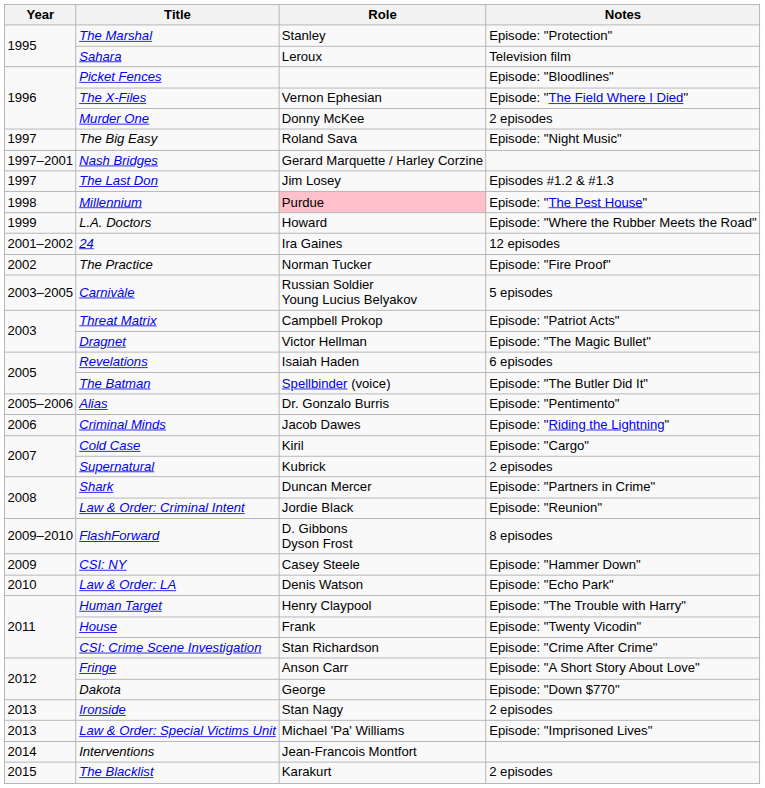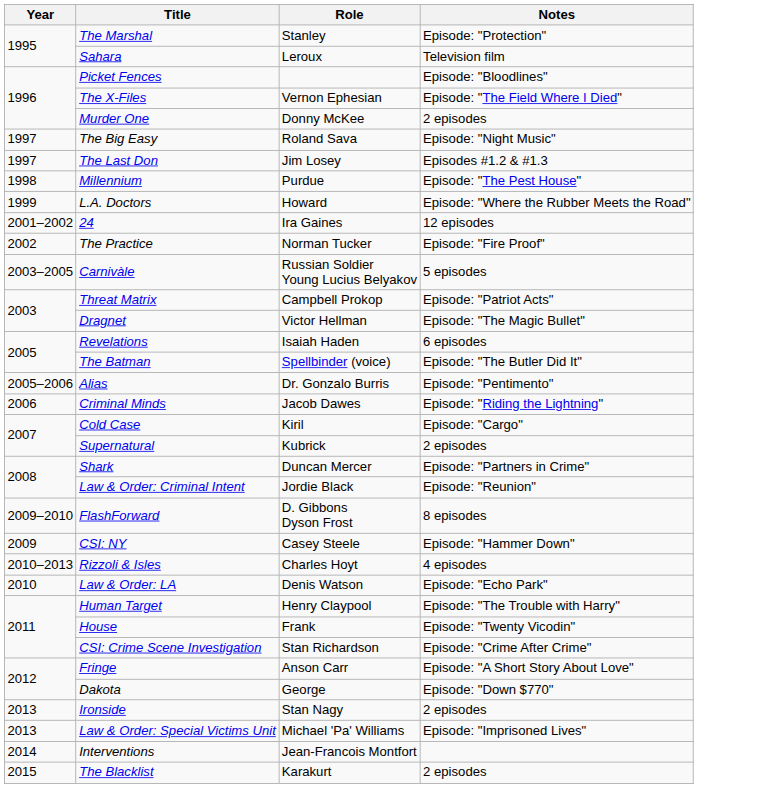- row: (119, 160)
(303, 202) pink background -> (303, 181) no background
+ row: (120, 564)
